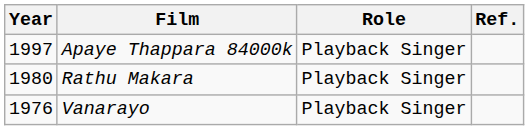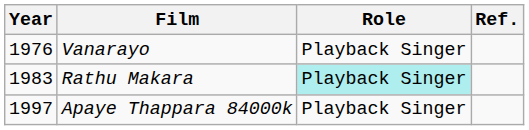rows swapped: (106, 109) <-> (177, 50)
(31, 79) 1980 -> (31, 79) 1983
(384, 79) no background -> (384, 79) paleturquoise background
